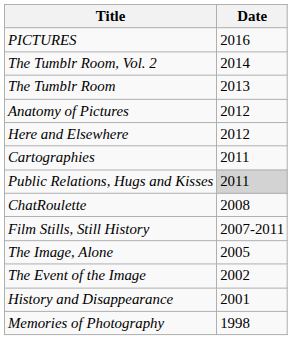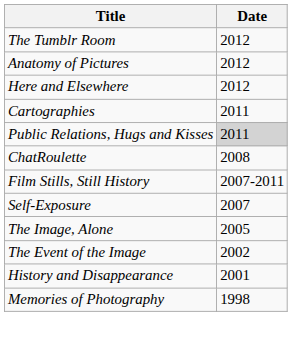- row: (42, 39)
- row: (82, 63)
(235, 87) 2013 -> (235, 39) 2012
+ row: (49, 205)
